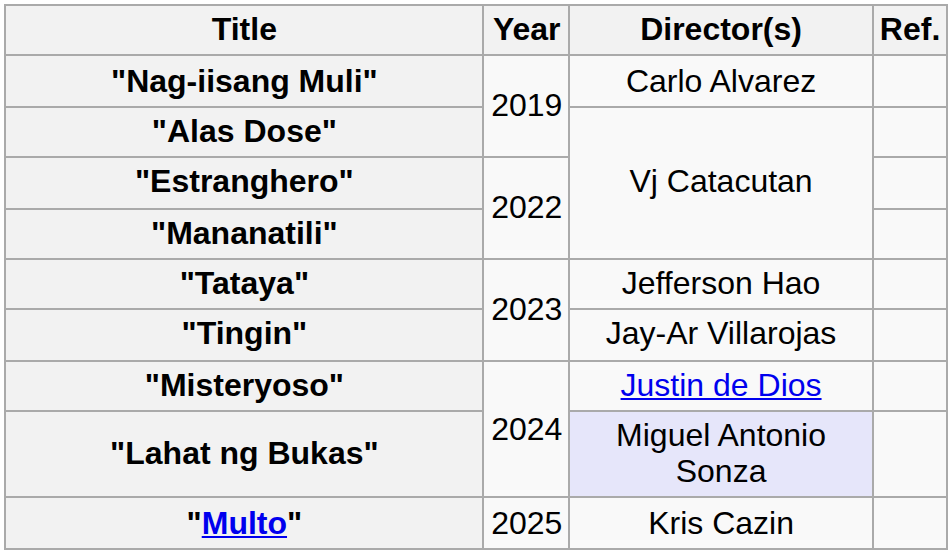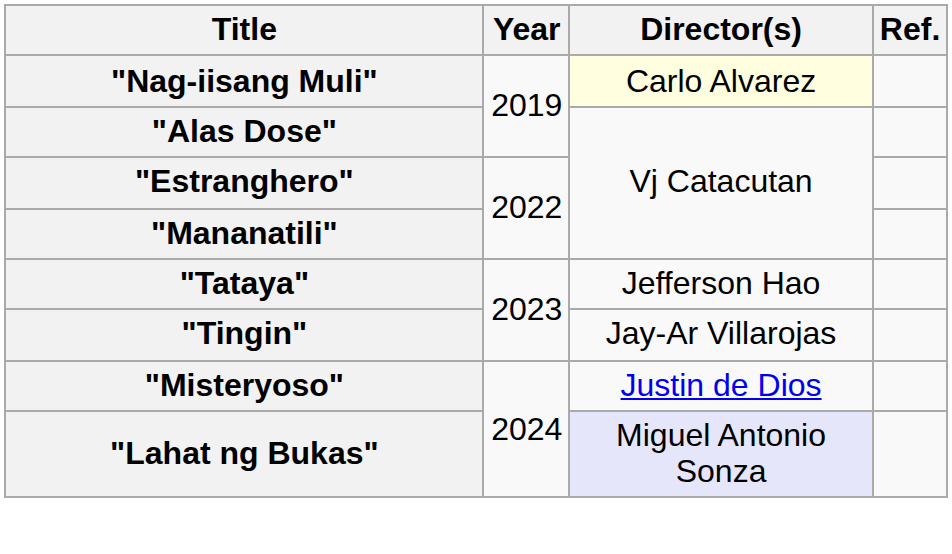(721, 80) no background -> (721, 80) lightyellow background
- row: (244, 522)
